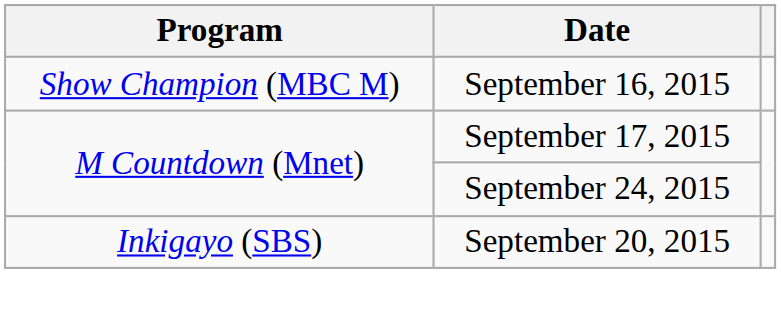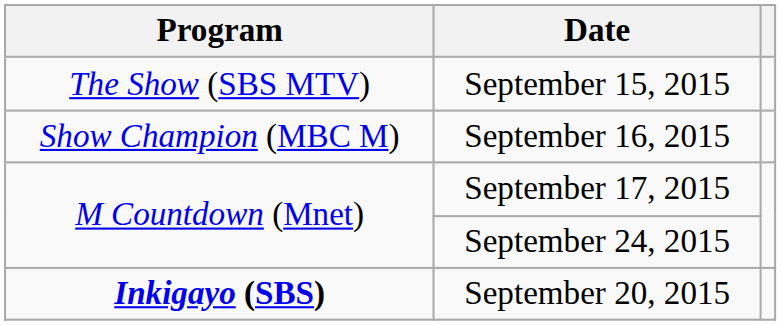+ row: (597, 83)
(220, 240) normal -> (220, 293) bold
